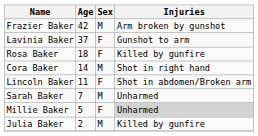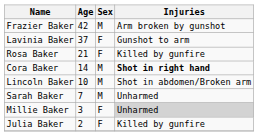(83, 54) 18 -> (83, 54) 21
(163, 68) normal -> (163, 68) bold
(83, 82) 11 -> (83, 82) 10
(100, 82) F -> (100, 82) M
(80, 110) 5 -> (80, 110) 3
(100, 124) M -> (100, 124) F
